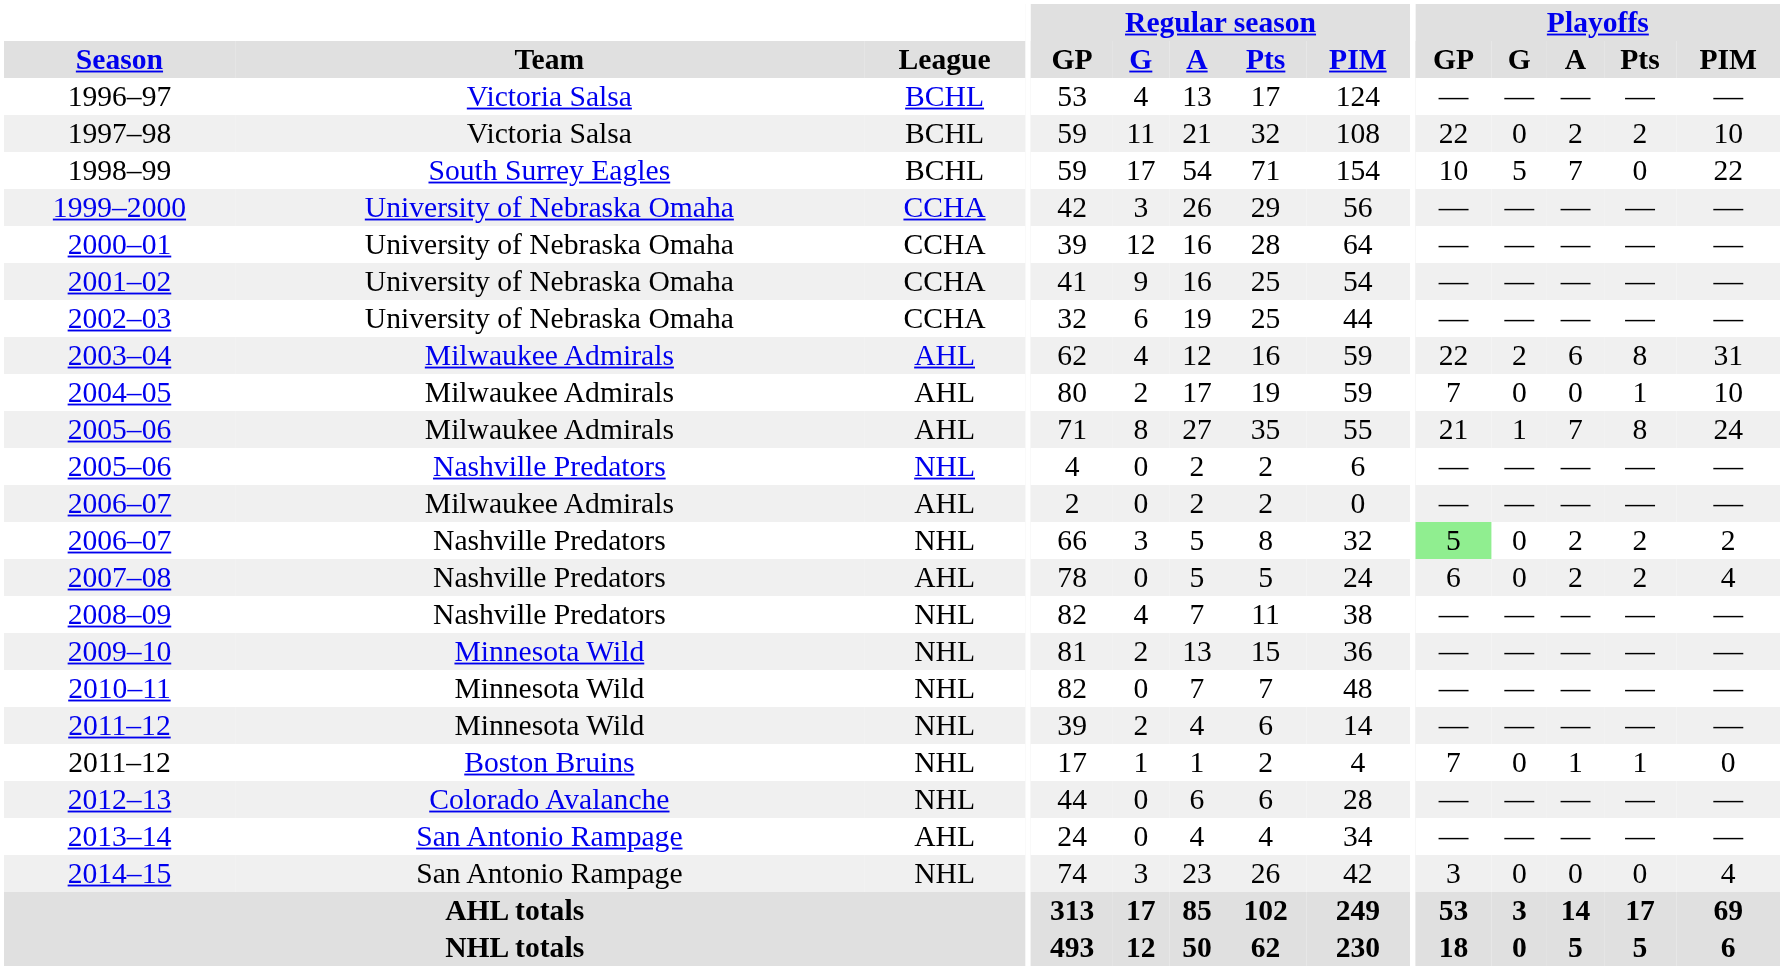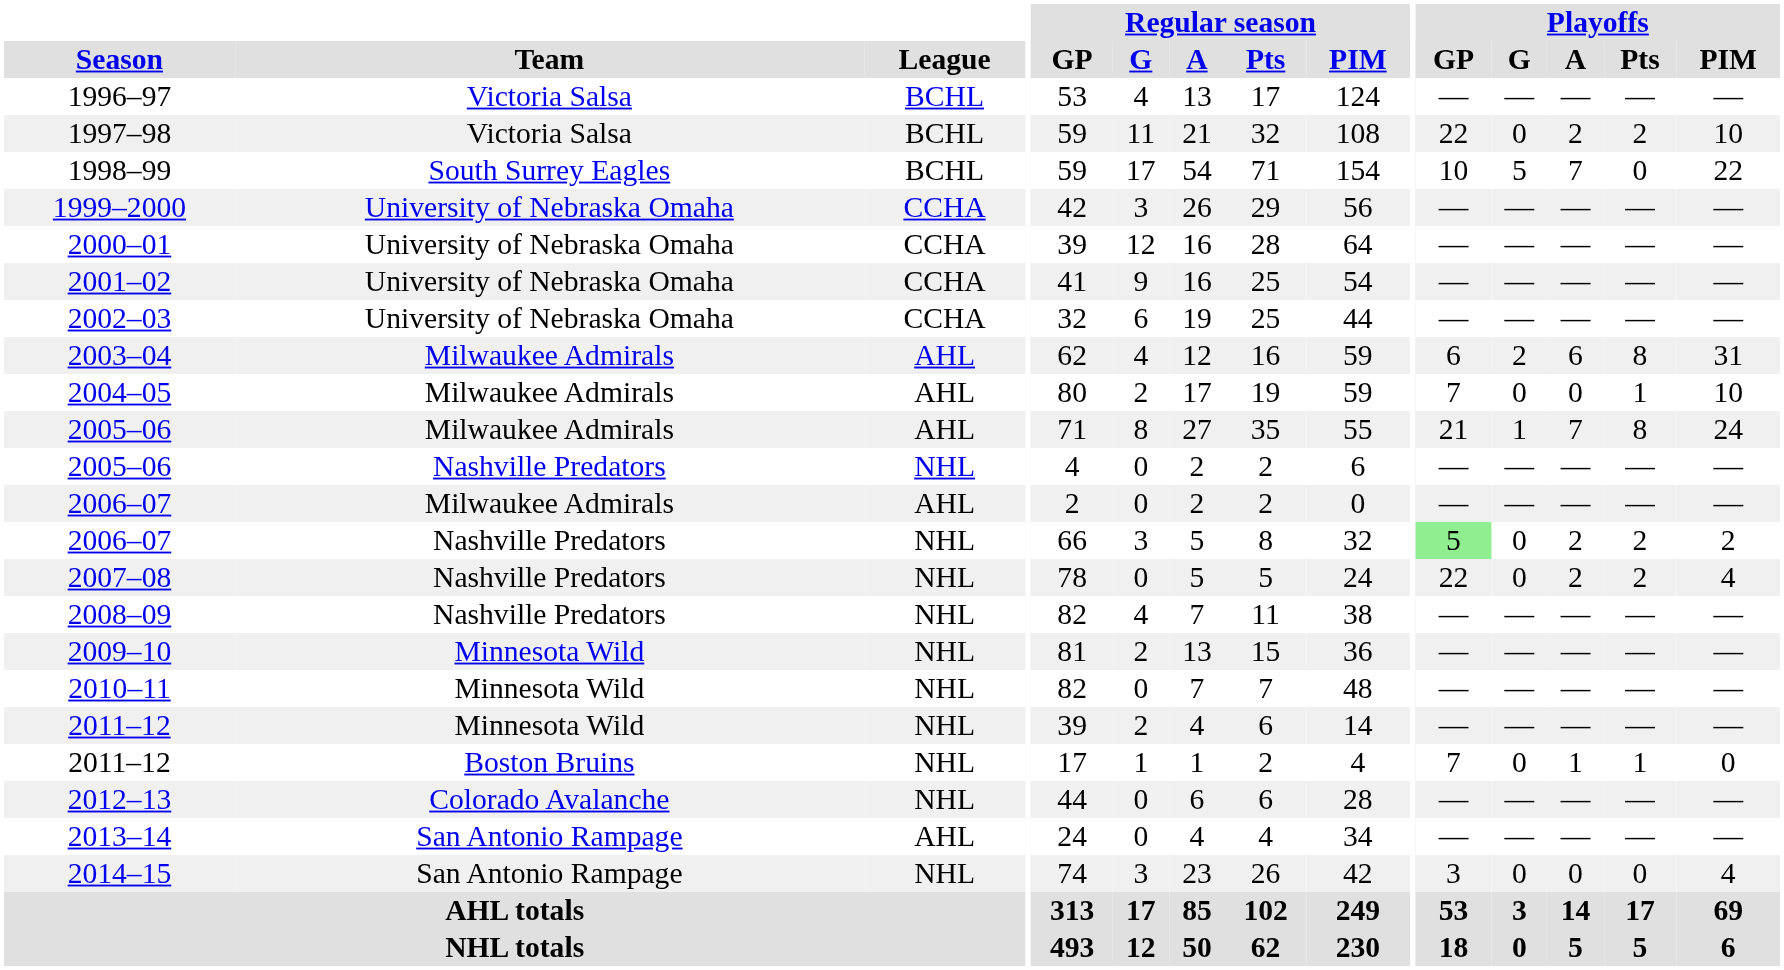(1454, 355) 22 -> (1454, 355) 6
(945, 577) AHL -> (945, 577) NHL
(1454, 577) 6 -> (1454, 577) 22
